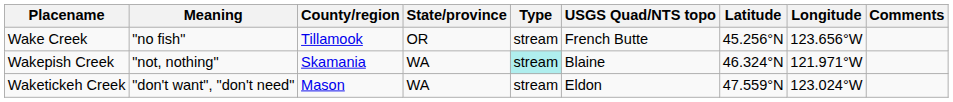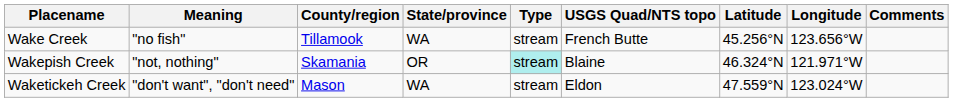(417, 39) OR -> (418, 39) WA
(418, 62) WA -> (417, 62) OR
